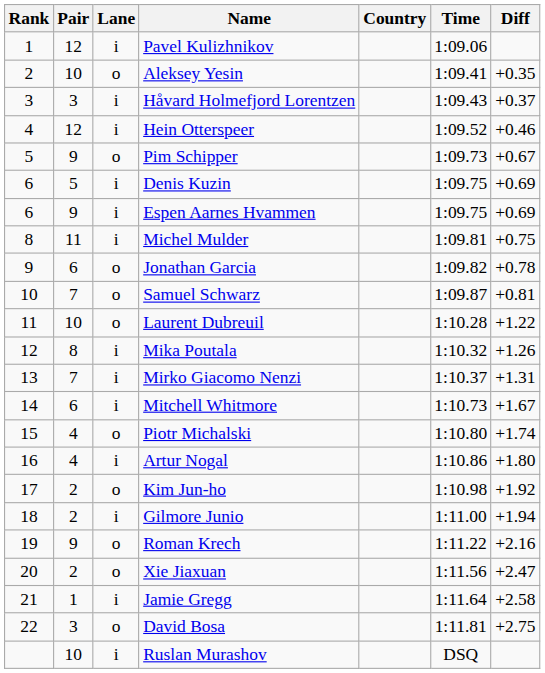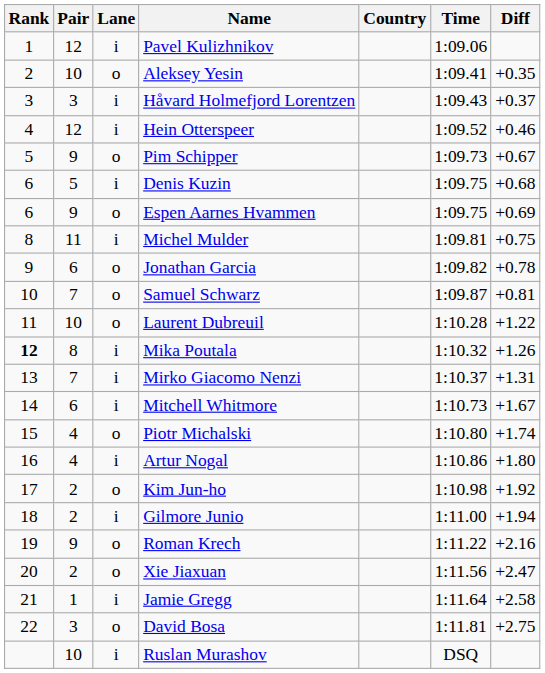(515, 184) +0.69 -> (515, 184) +0.68
(116, 211) i -> (116, 211) o
(29, 350) normal -> (29, 350) bold
